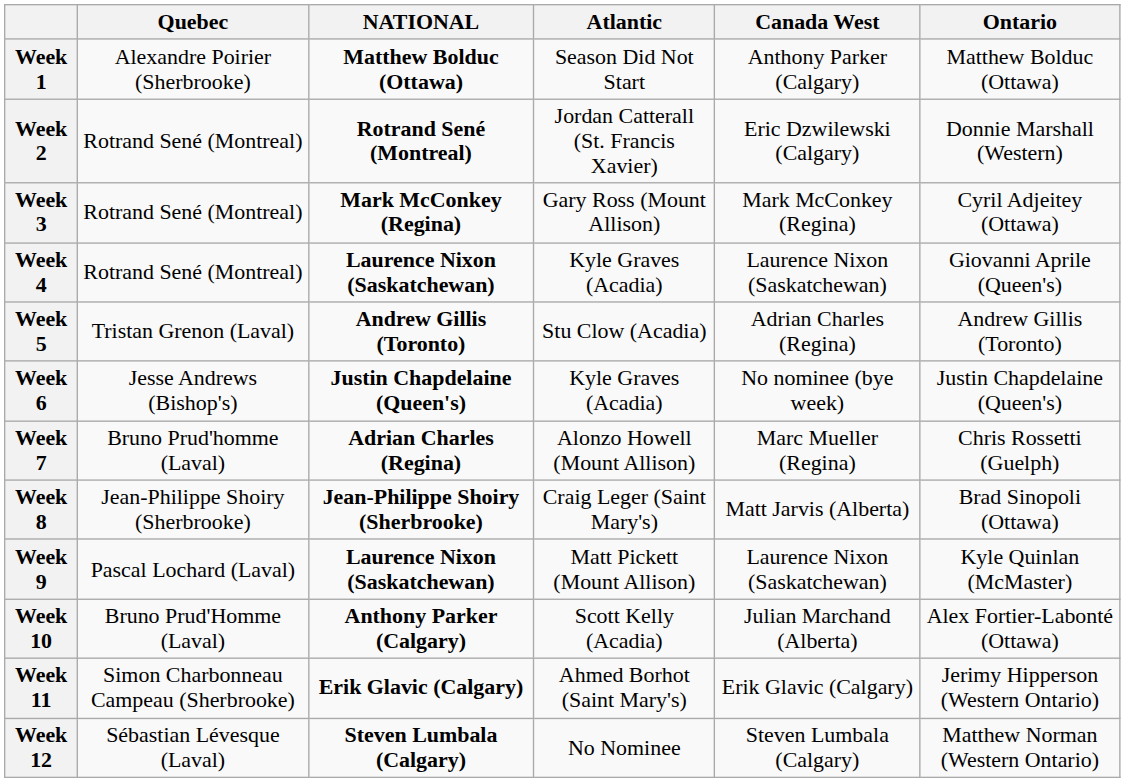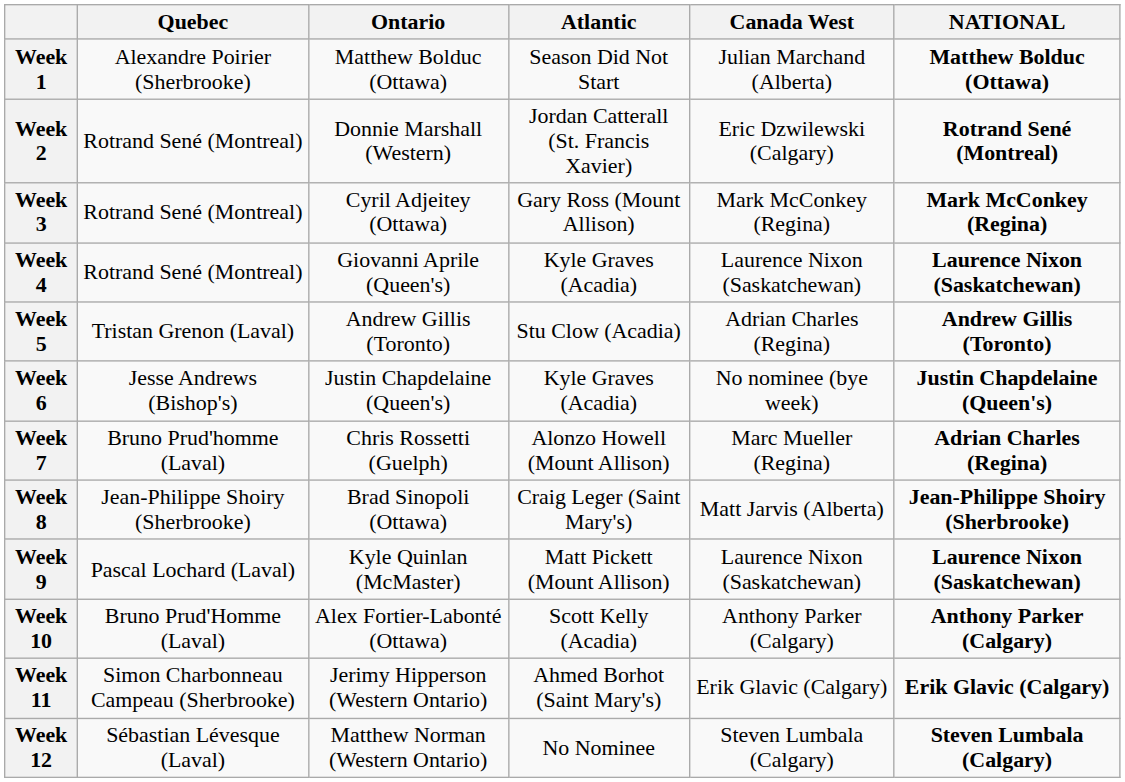columns swapped: (1020, 21) <-> (421, 21)
(817, 68) Anthony Parker (Calgary) -> (792, 68) Julian Marchand (Alberta)
(817, 628) Julian Marchand (Alberta) -> (792, 628) Anthony Parker (Calgary)
